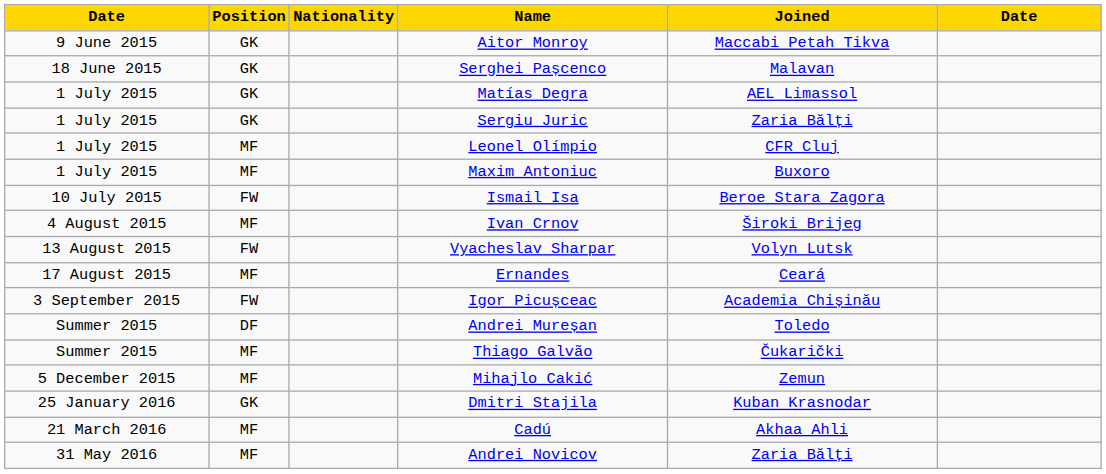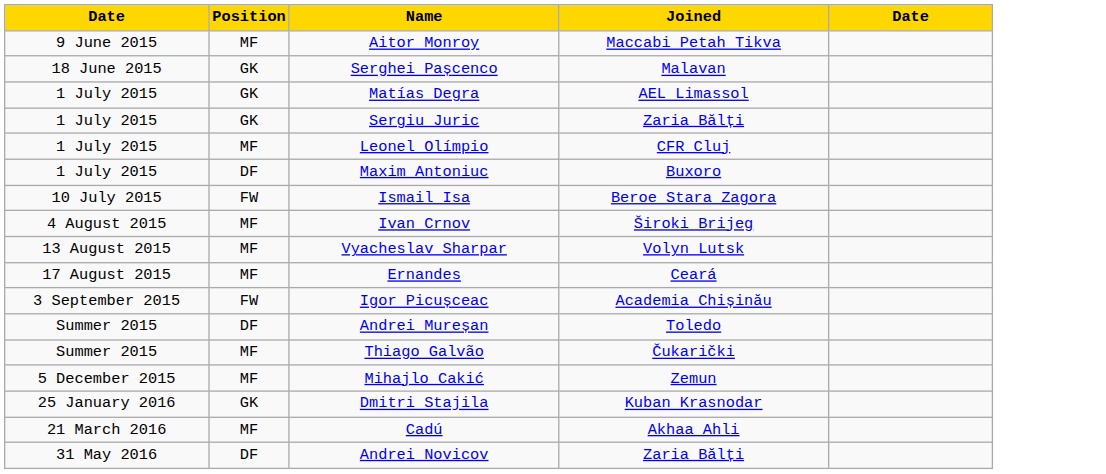- column: (344, 17)
(249, 43) GK -> (249, 43) MF
(249, 172) MF -> (249, 172) DF
(249, 249) FW -> (249, 249) MF
(249, 455) MF -> (249, 455) DF
